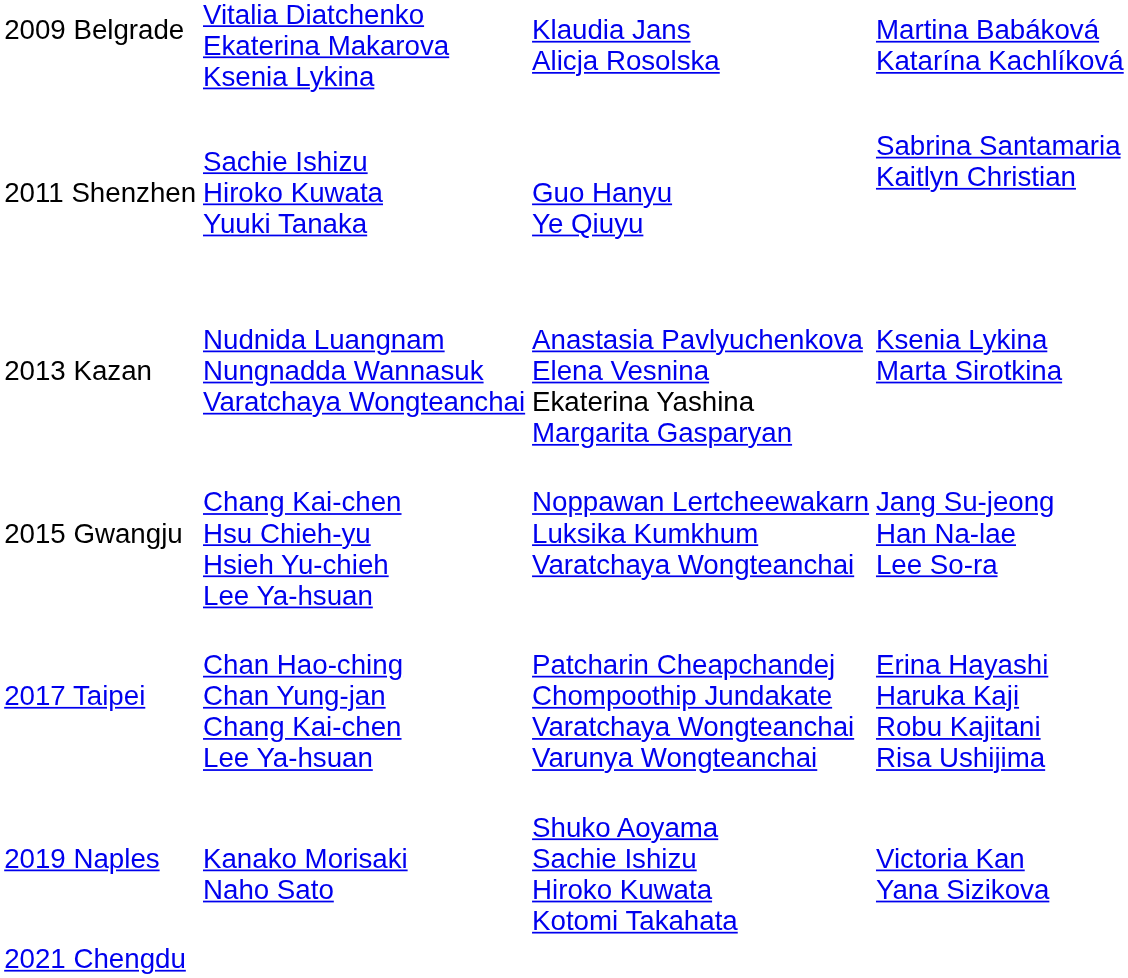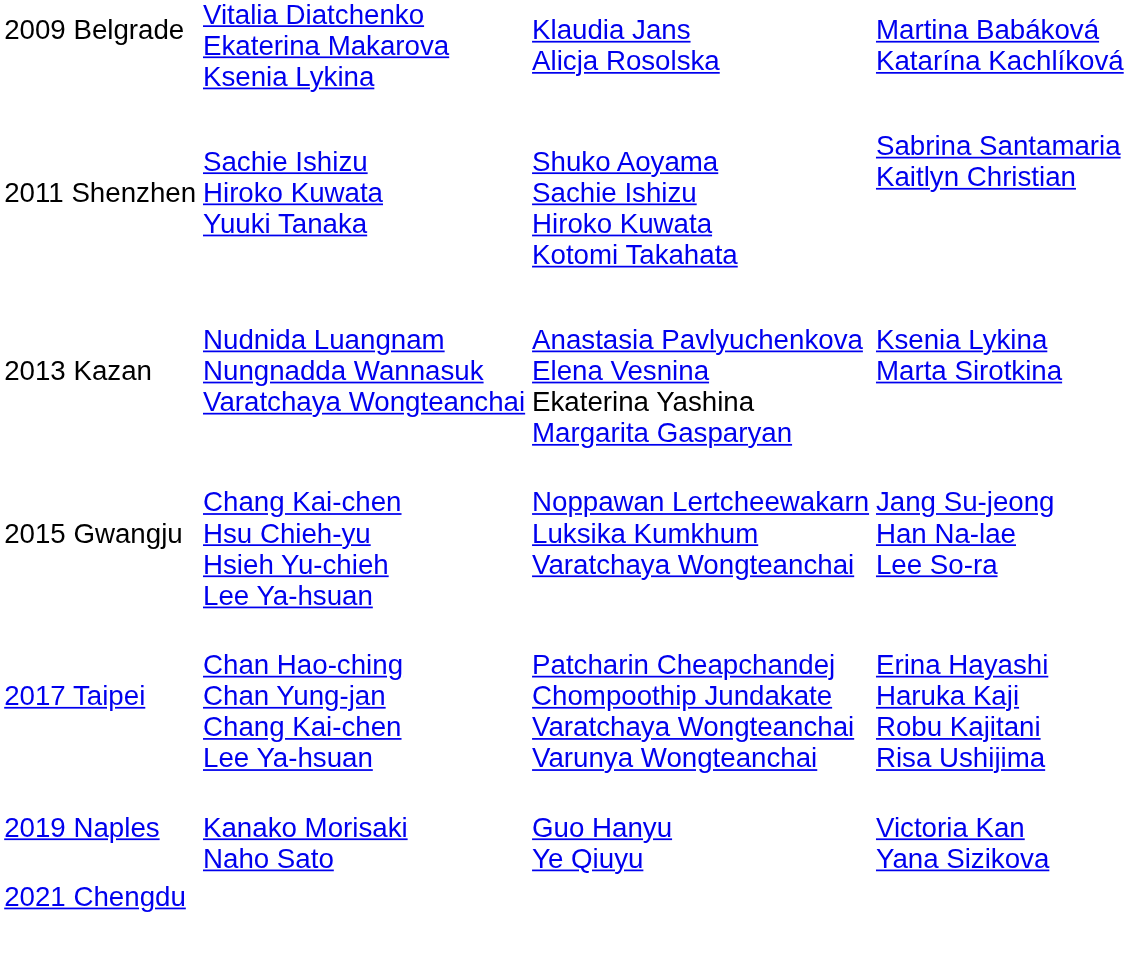(602, 208) Guo Hanyu Ye Qiuyu -> (635, 208) Shuko Aoyama Sachie Ishizu Hiroko Kuwata Kotomi Takahata
(635, 874) Shuko Aoyama Sachie Ishizu Hiroko Kuwata Kotomi Takahata -> (602, 843) Guo Hanyu Ye Qiuyu
